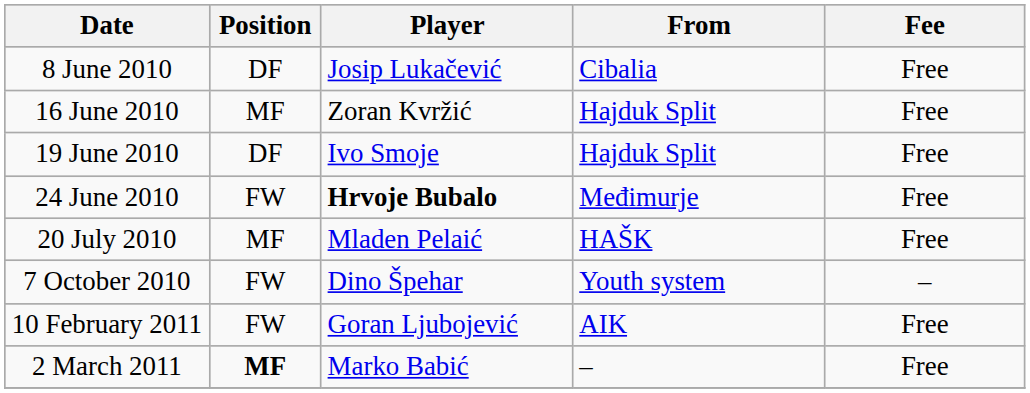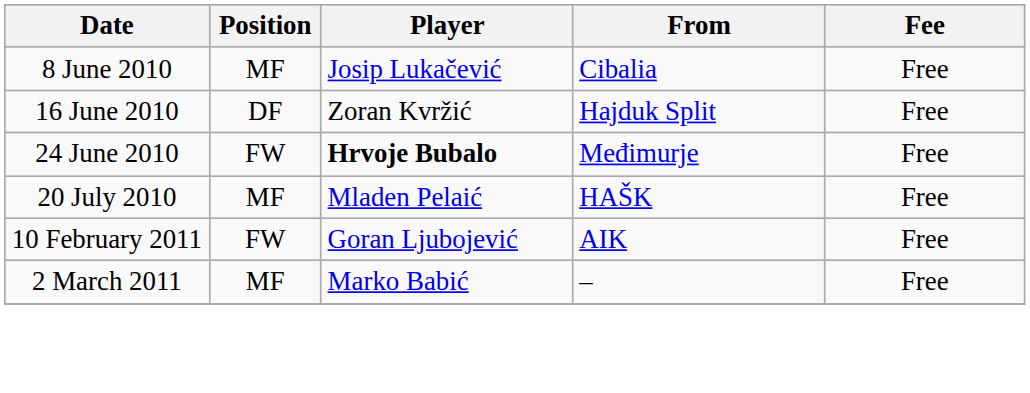(265, 68) DF -> (265, 68) MF
(265, 111) MF -> (265, 111) DF
- row: (107, 153)
- row: (107, 281)
(265, 366) bold -> (265, 281) normal
